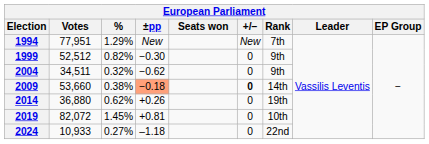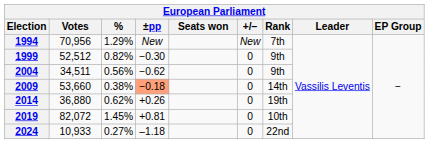(75, 41) 77,951 -> (75, 41) 70,956
(118, 71) 0.32% -> (118, 71) 0.56%
(250, 86) bold -> (250, 86) normal
